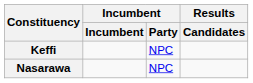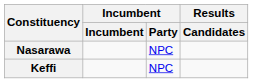rows swapped: (43, 50) <-> (43, 68)
